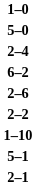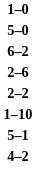- row: (18, 51)
- row: (18, 177)
+ row: (18, 156)
